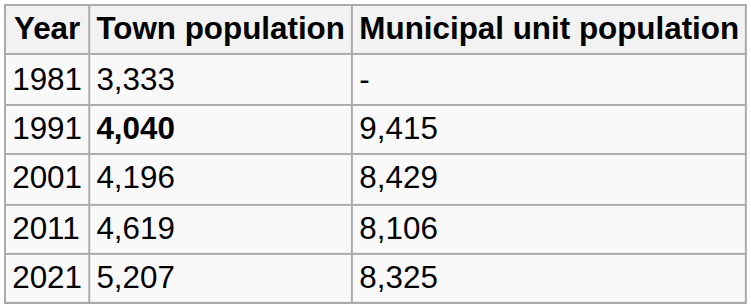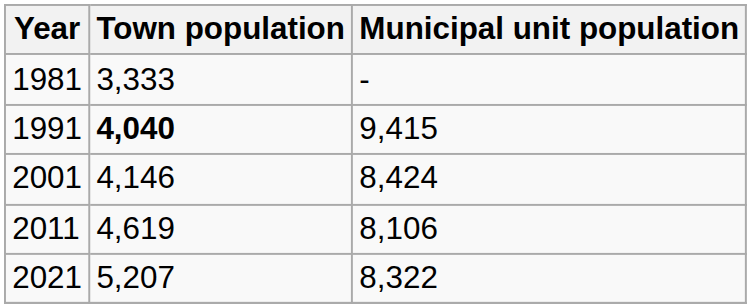(136, 178) 4,196 -> (136, 178) 4,146
(399, 178) 8,429 -> (399, 178) 8,424
(399, 278) 8,325 -> (399, 278) 8,322
